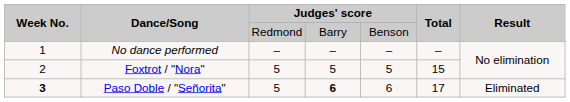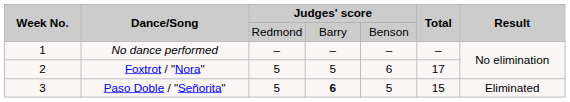(389, 69) 5 -> (389, 69) 6
(438, 69) 15 -> (438, 69) 17
(43, 87) bold -> (43, 87) normal
(389, 87) 6 -> (389, 87) 5
(438, 87) 17 -> (438, 87) 15
